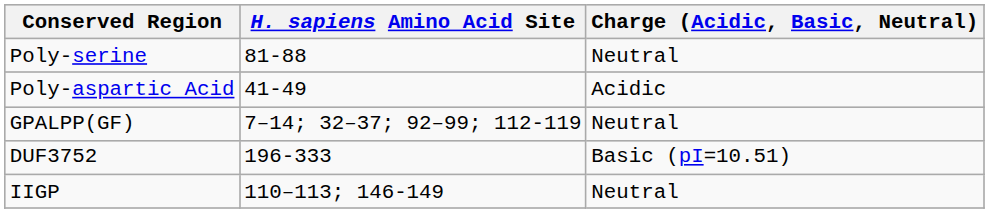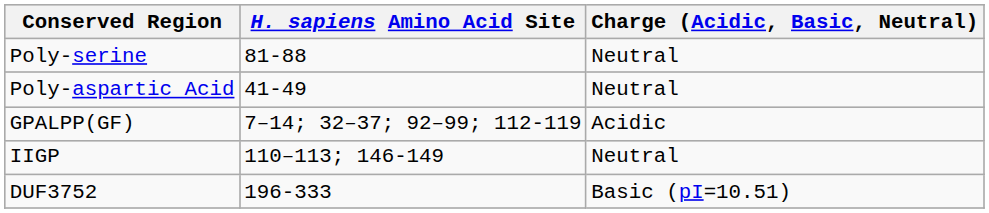(629, 90) Acidic -> (635, 90) Neutral
(635, 123) Neutral -> (629, 123) Acidic
rows swapped: (35, 191) <-> (53, 157)
